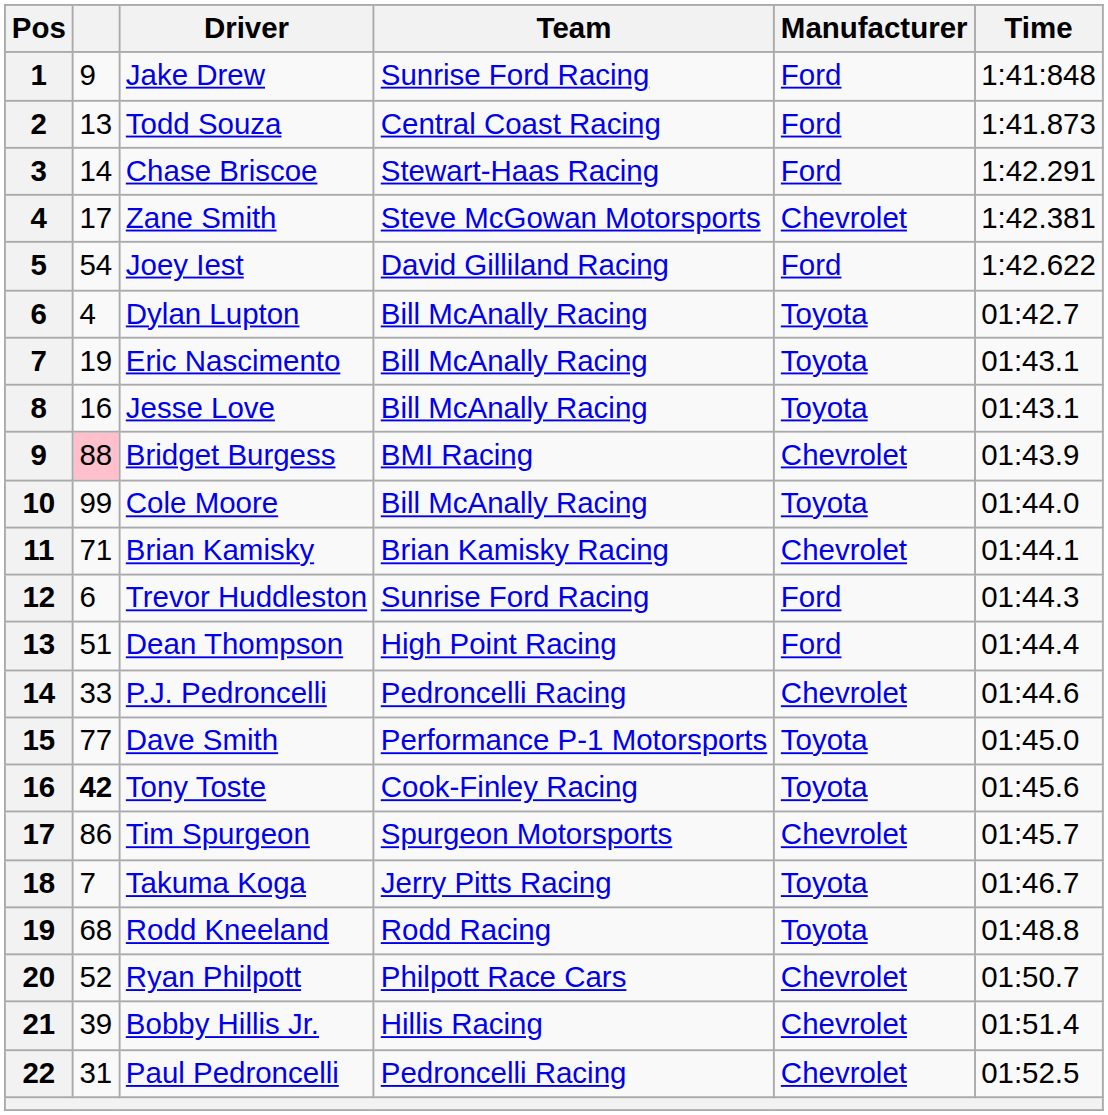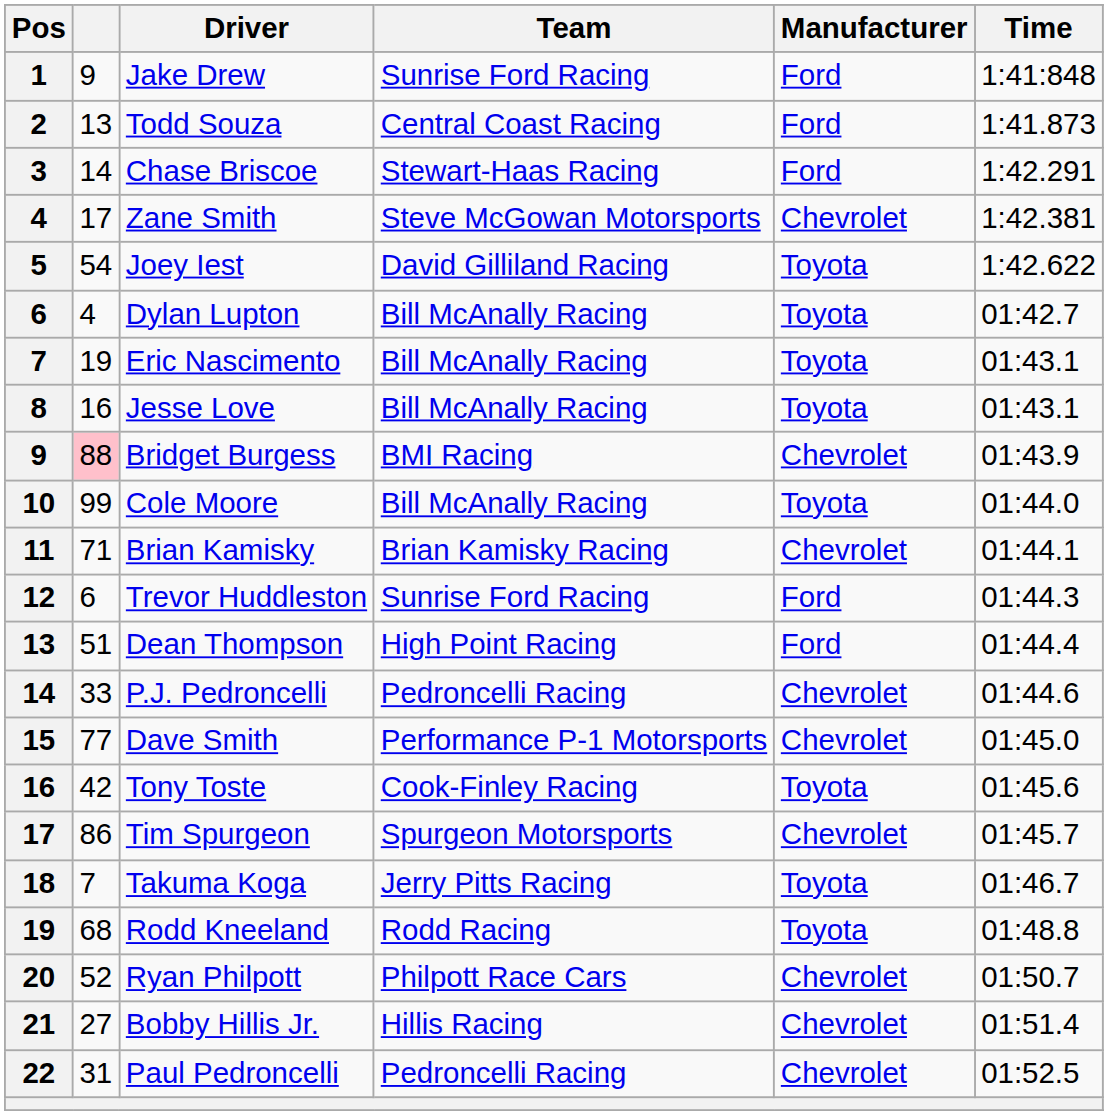(811, 265) Ford -> (824, 265) Toyota
(824, 739) Toyota -> (844, 739) Chevrolet
(96, 787) bold -> (96, 787) normal
(96, 1024) 39 -> (96, 1024) 27
